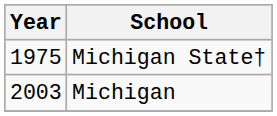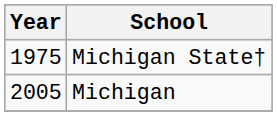(36, 93) 2003 -> (36, 93) 2005
